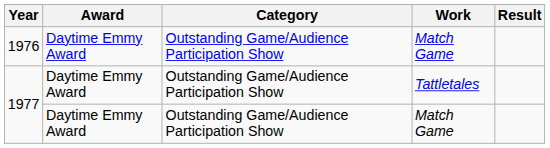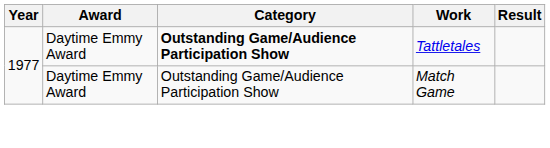- row: (24, 46)
(257, 84) normal -> (259, 46) bold
